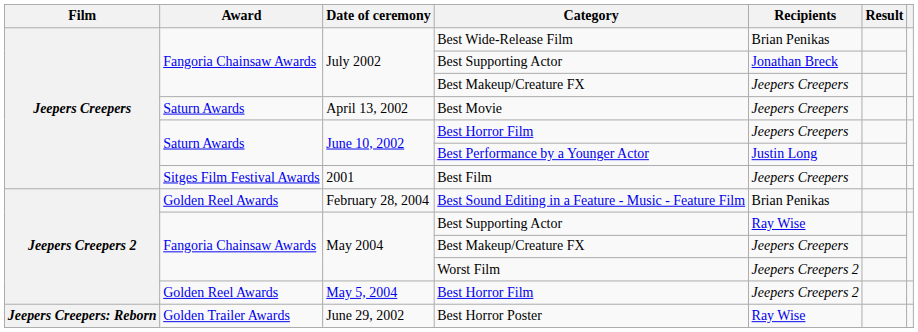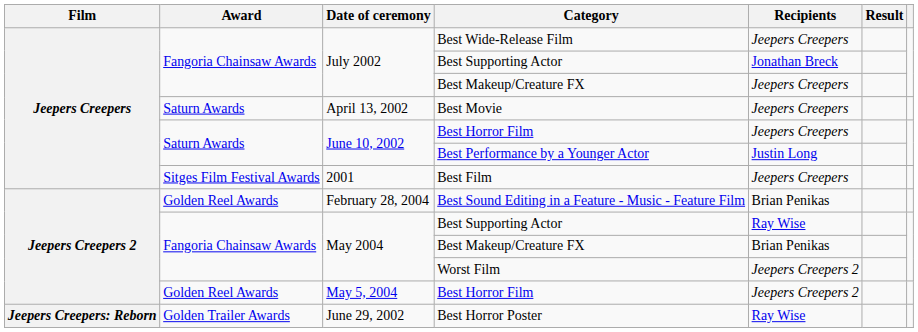(791, 39) Brian Penikas -> (800, 39) Jeepers Creepers
(800, 246) Jeepers Creepers -> (791, 246) Brian Penikas
